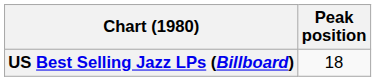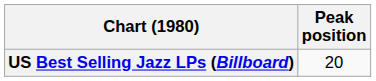(334, 62) 18 -> (334, 62) 20
